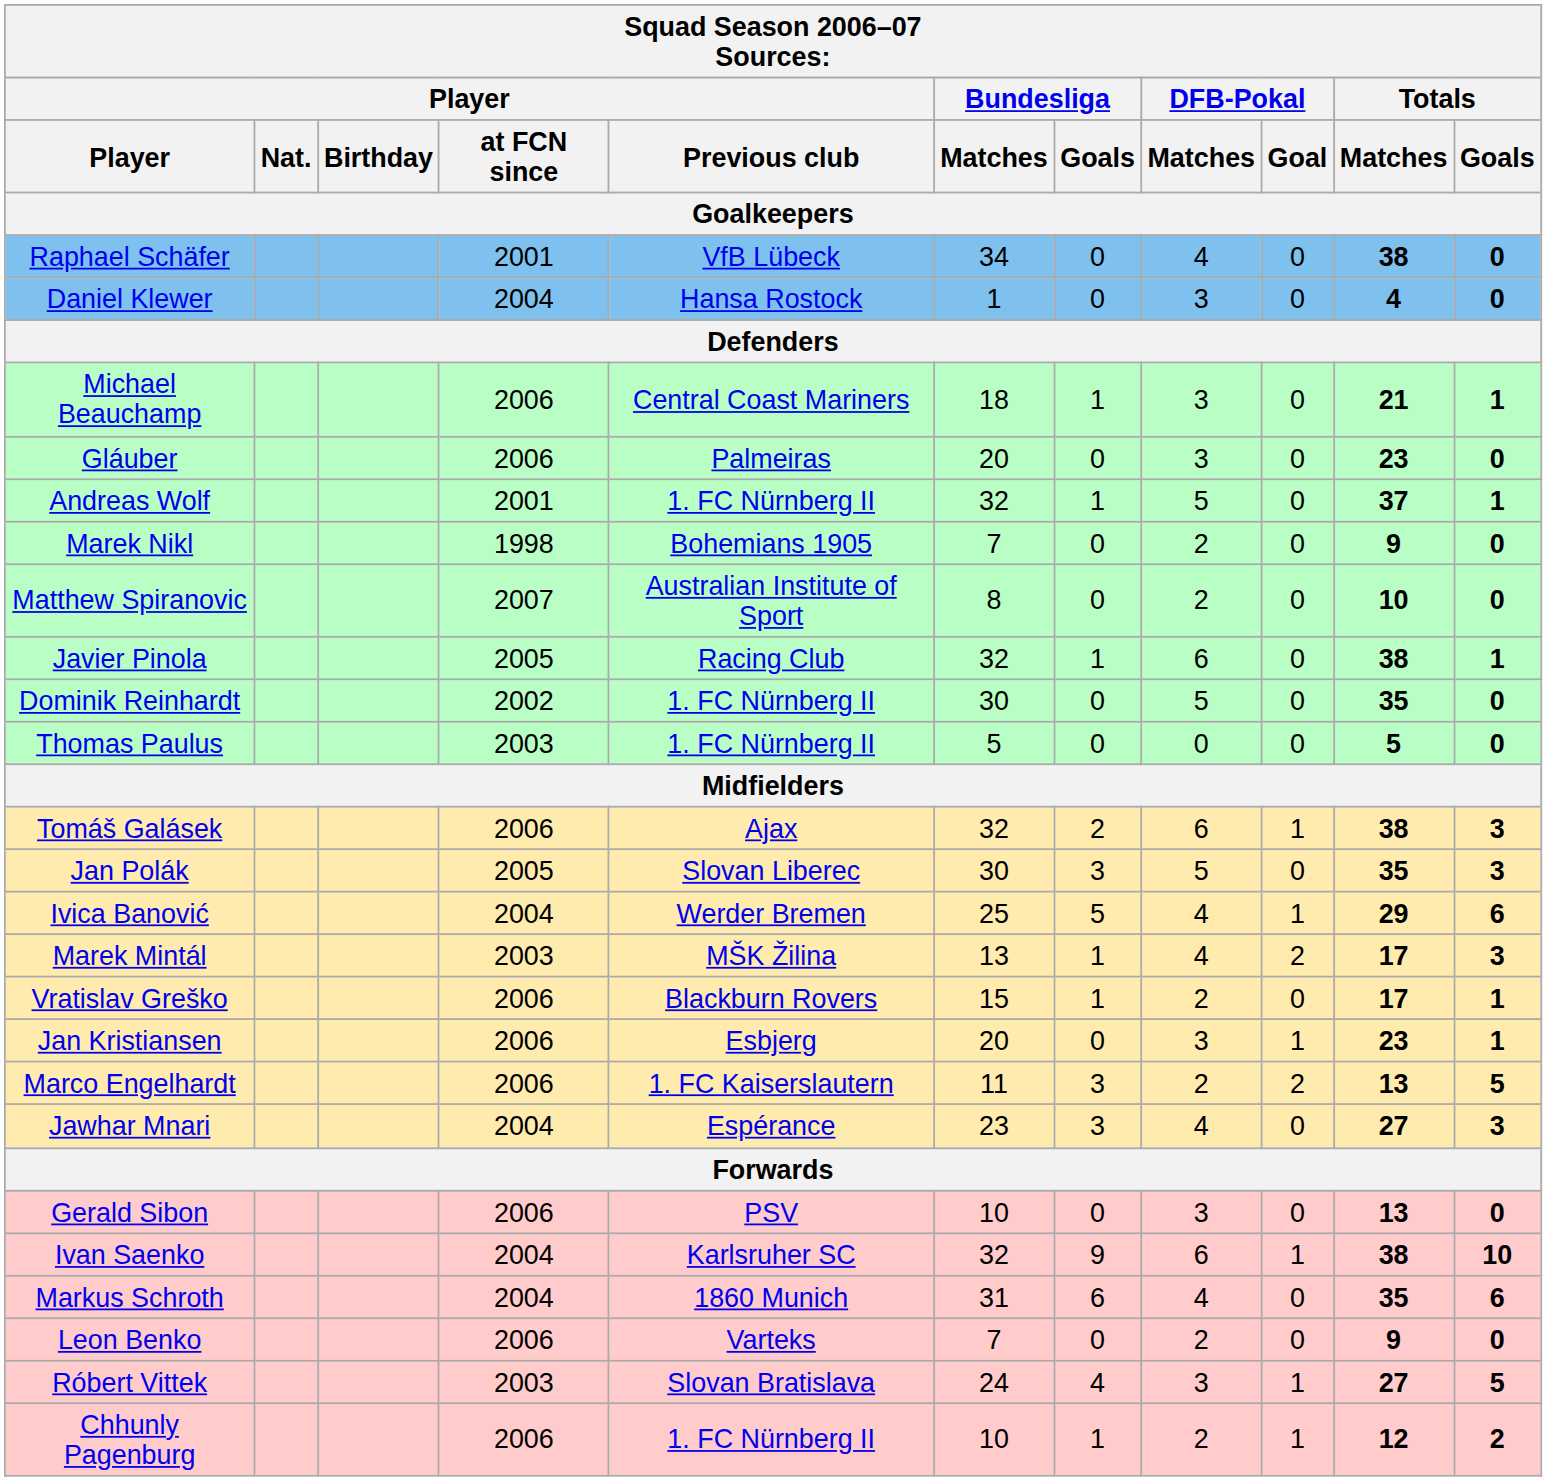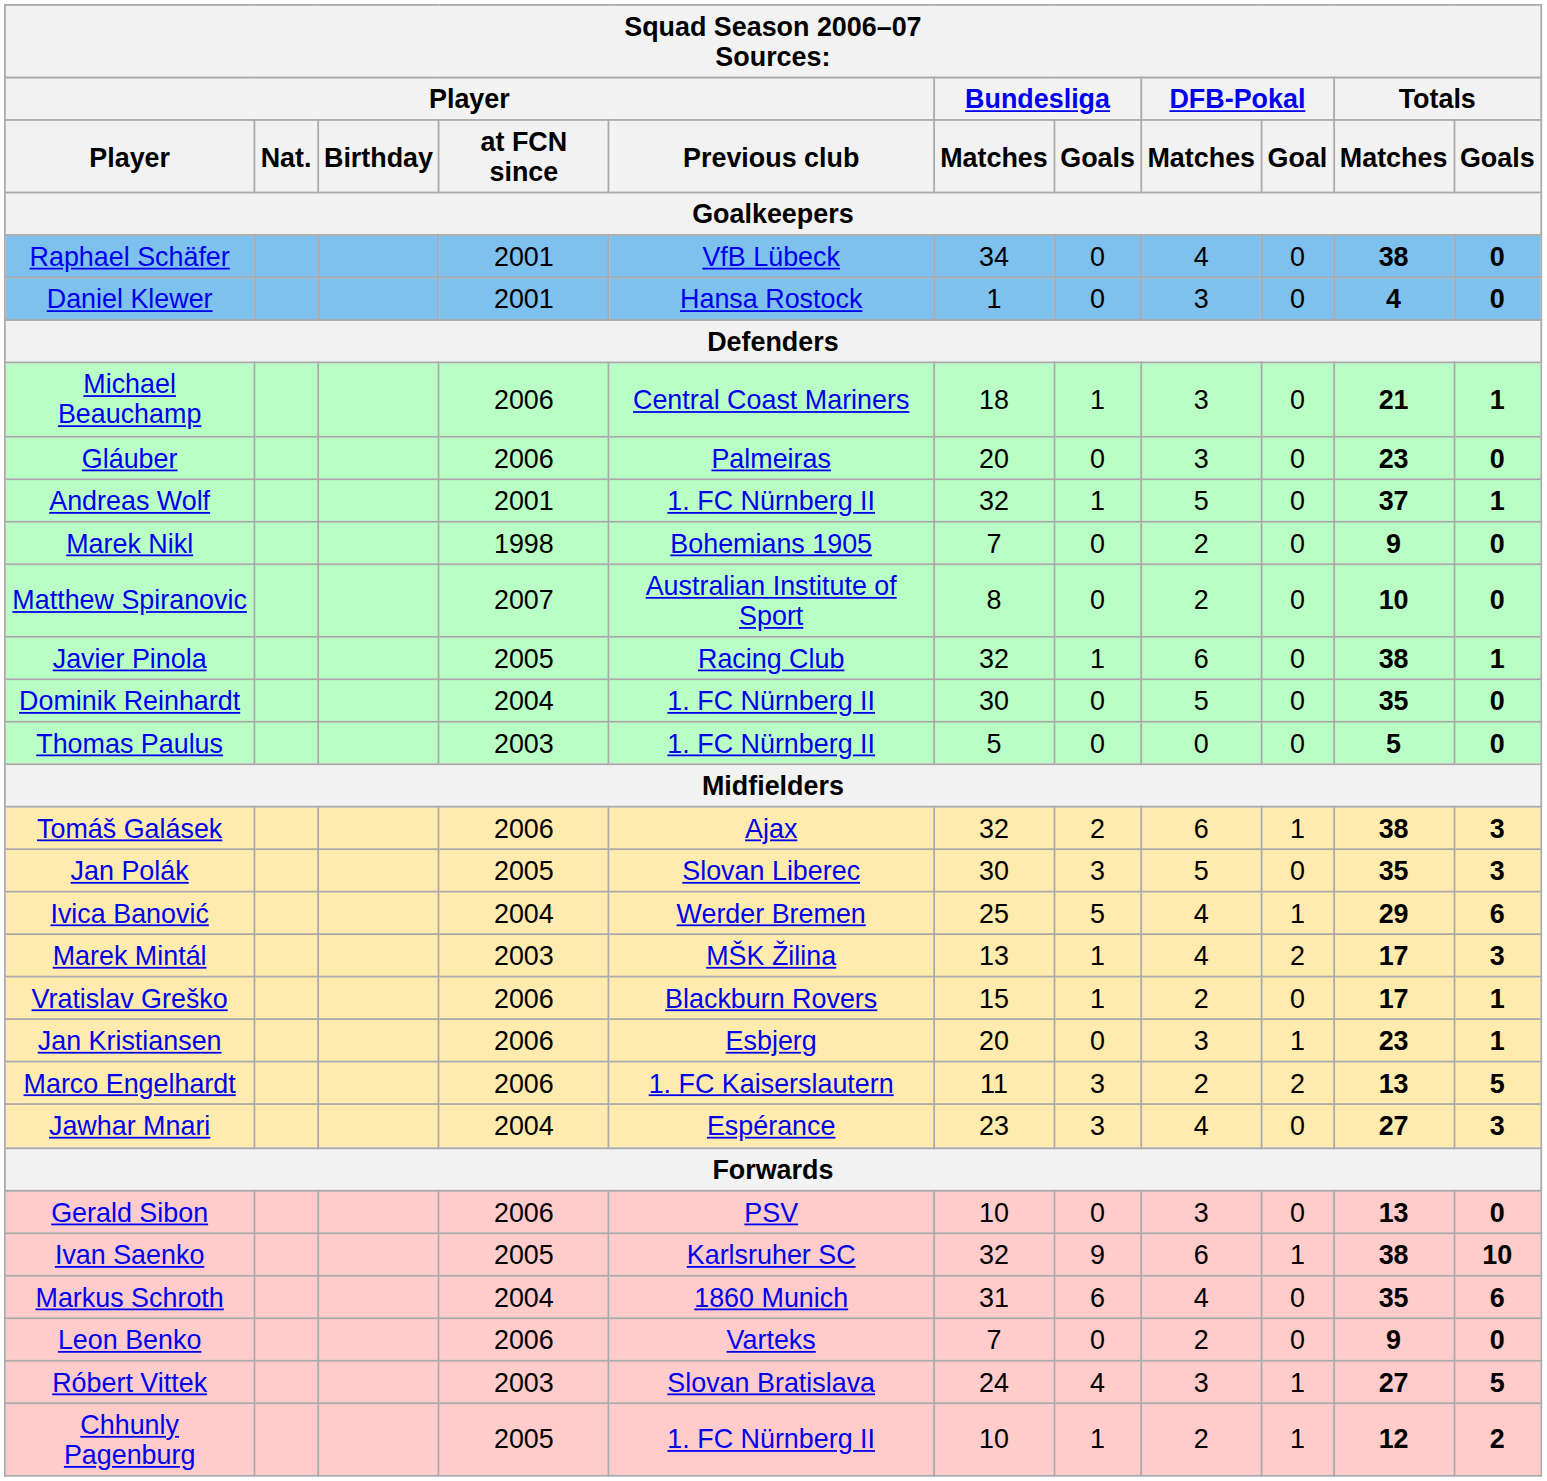(524, 300) 2004 -> (524, 300) 2001
(524, 700) 2002 -> (524, 700) 2004
(524, 1254) 2004 -> (524, 1254) 2005
(524, 1439) 2006 -> (524, 1439) 2005
